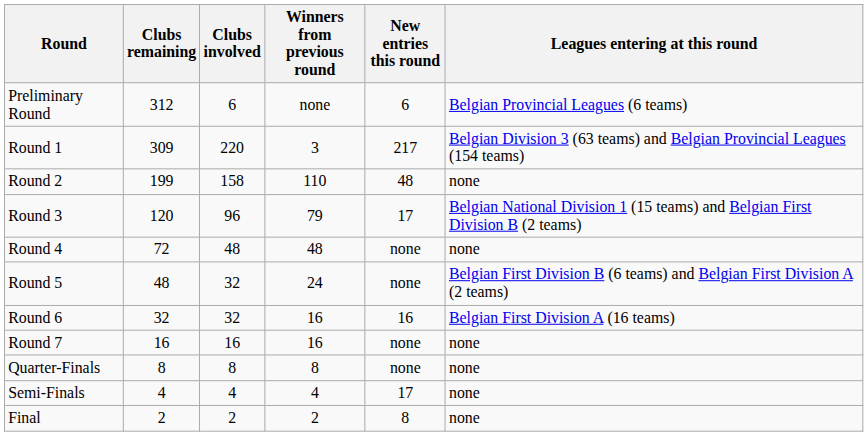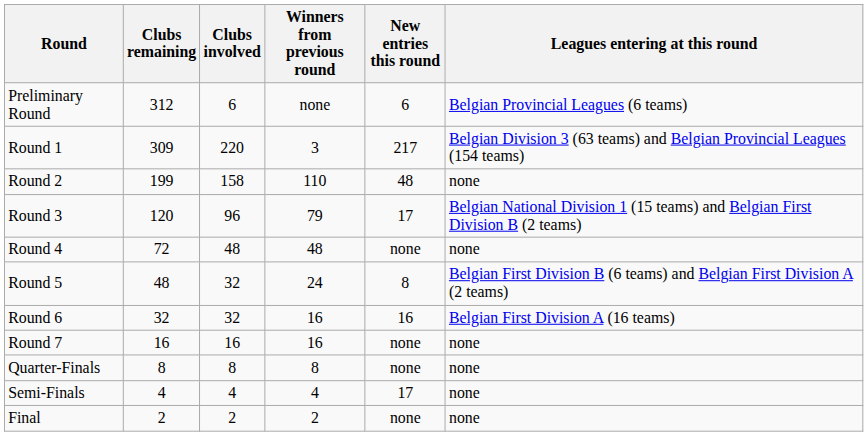(405, 283) none -> (405, 283) 8
(405, 418) 8 -> (405, 418) none
